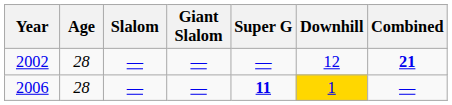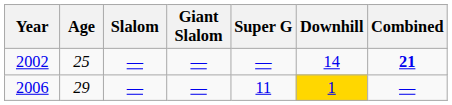(82, 61) 28 -> (82, 61) 25
(332, 61) 12 -> (332, 61) 14
(82, 87) 28 -> (82, 87) 29
(263, 87) bold -> (263, 87) normal
